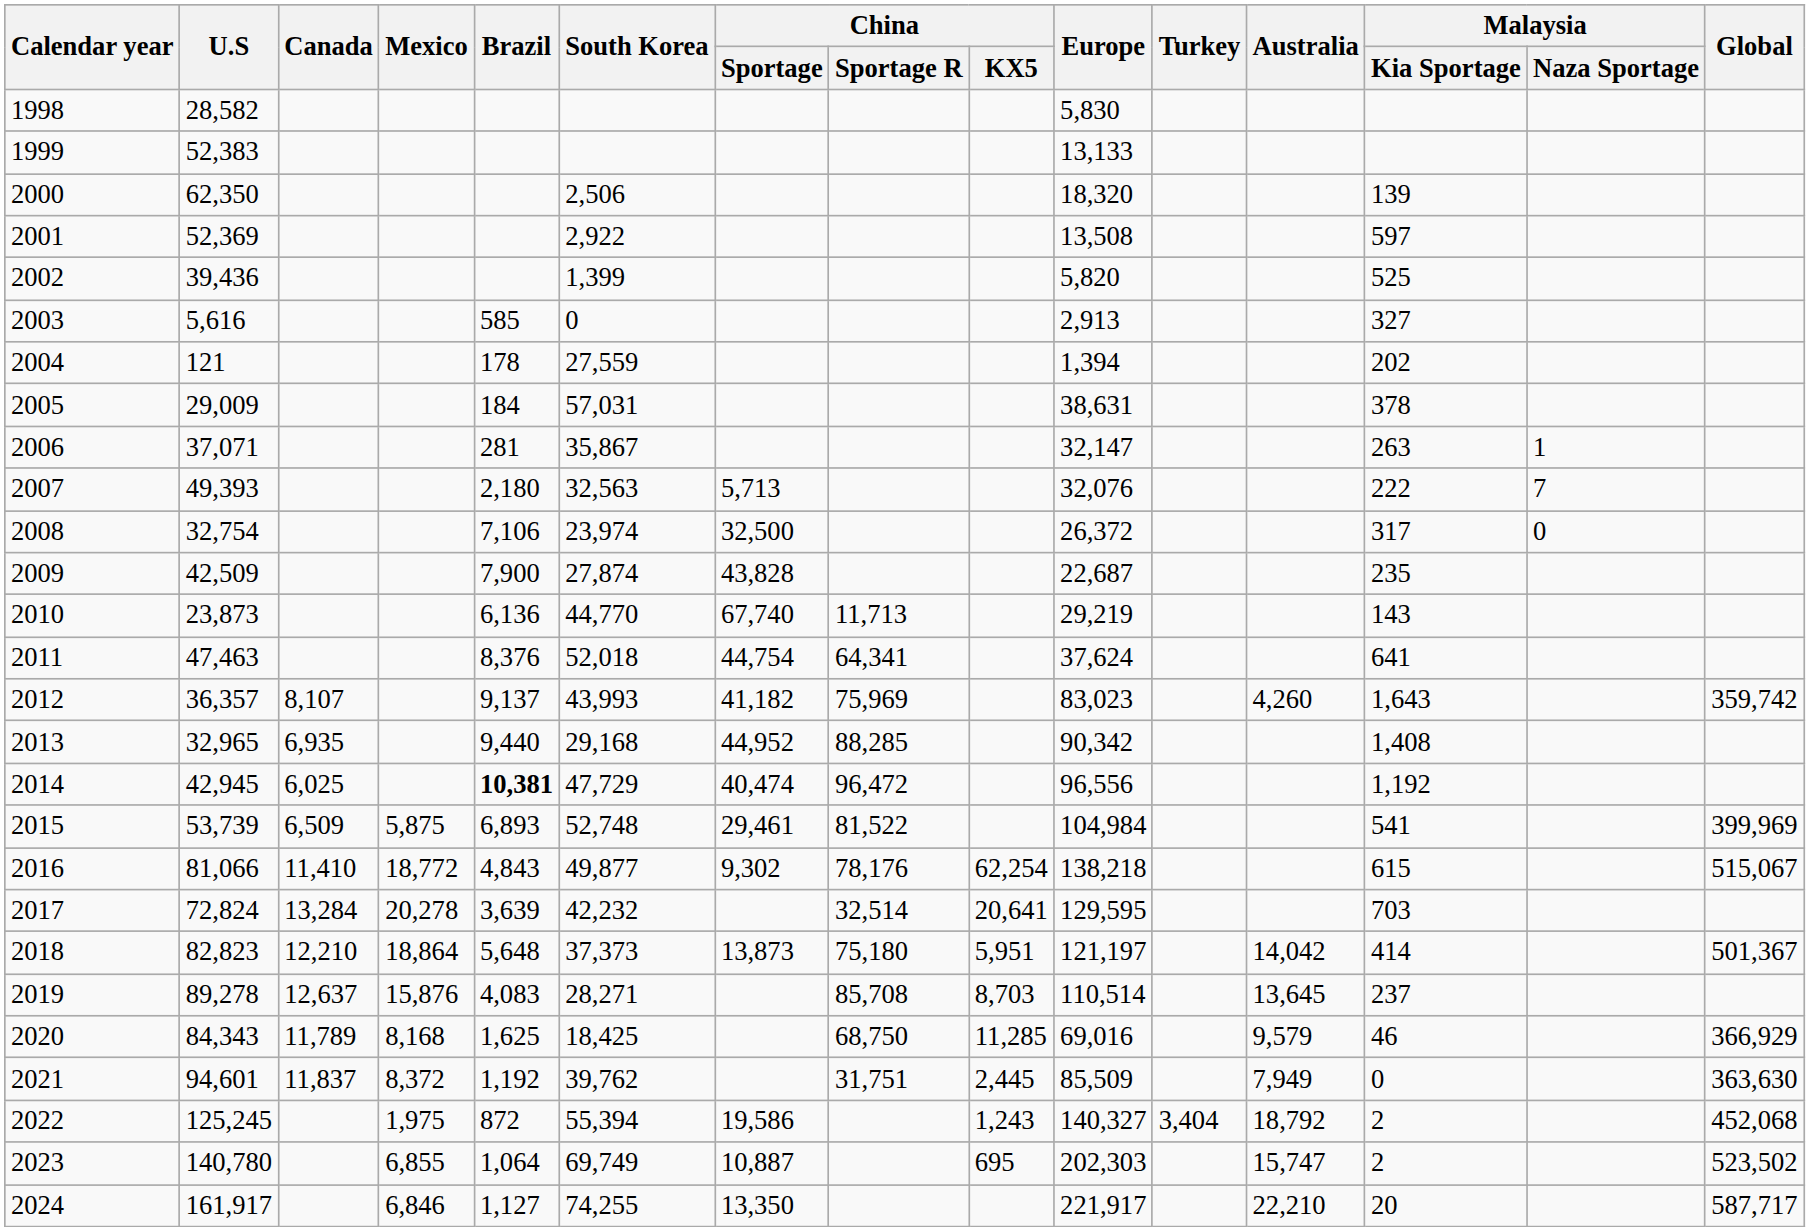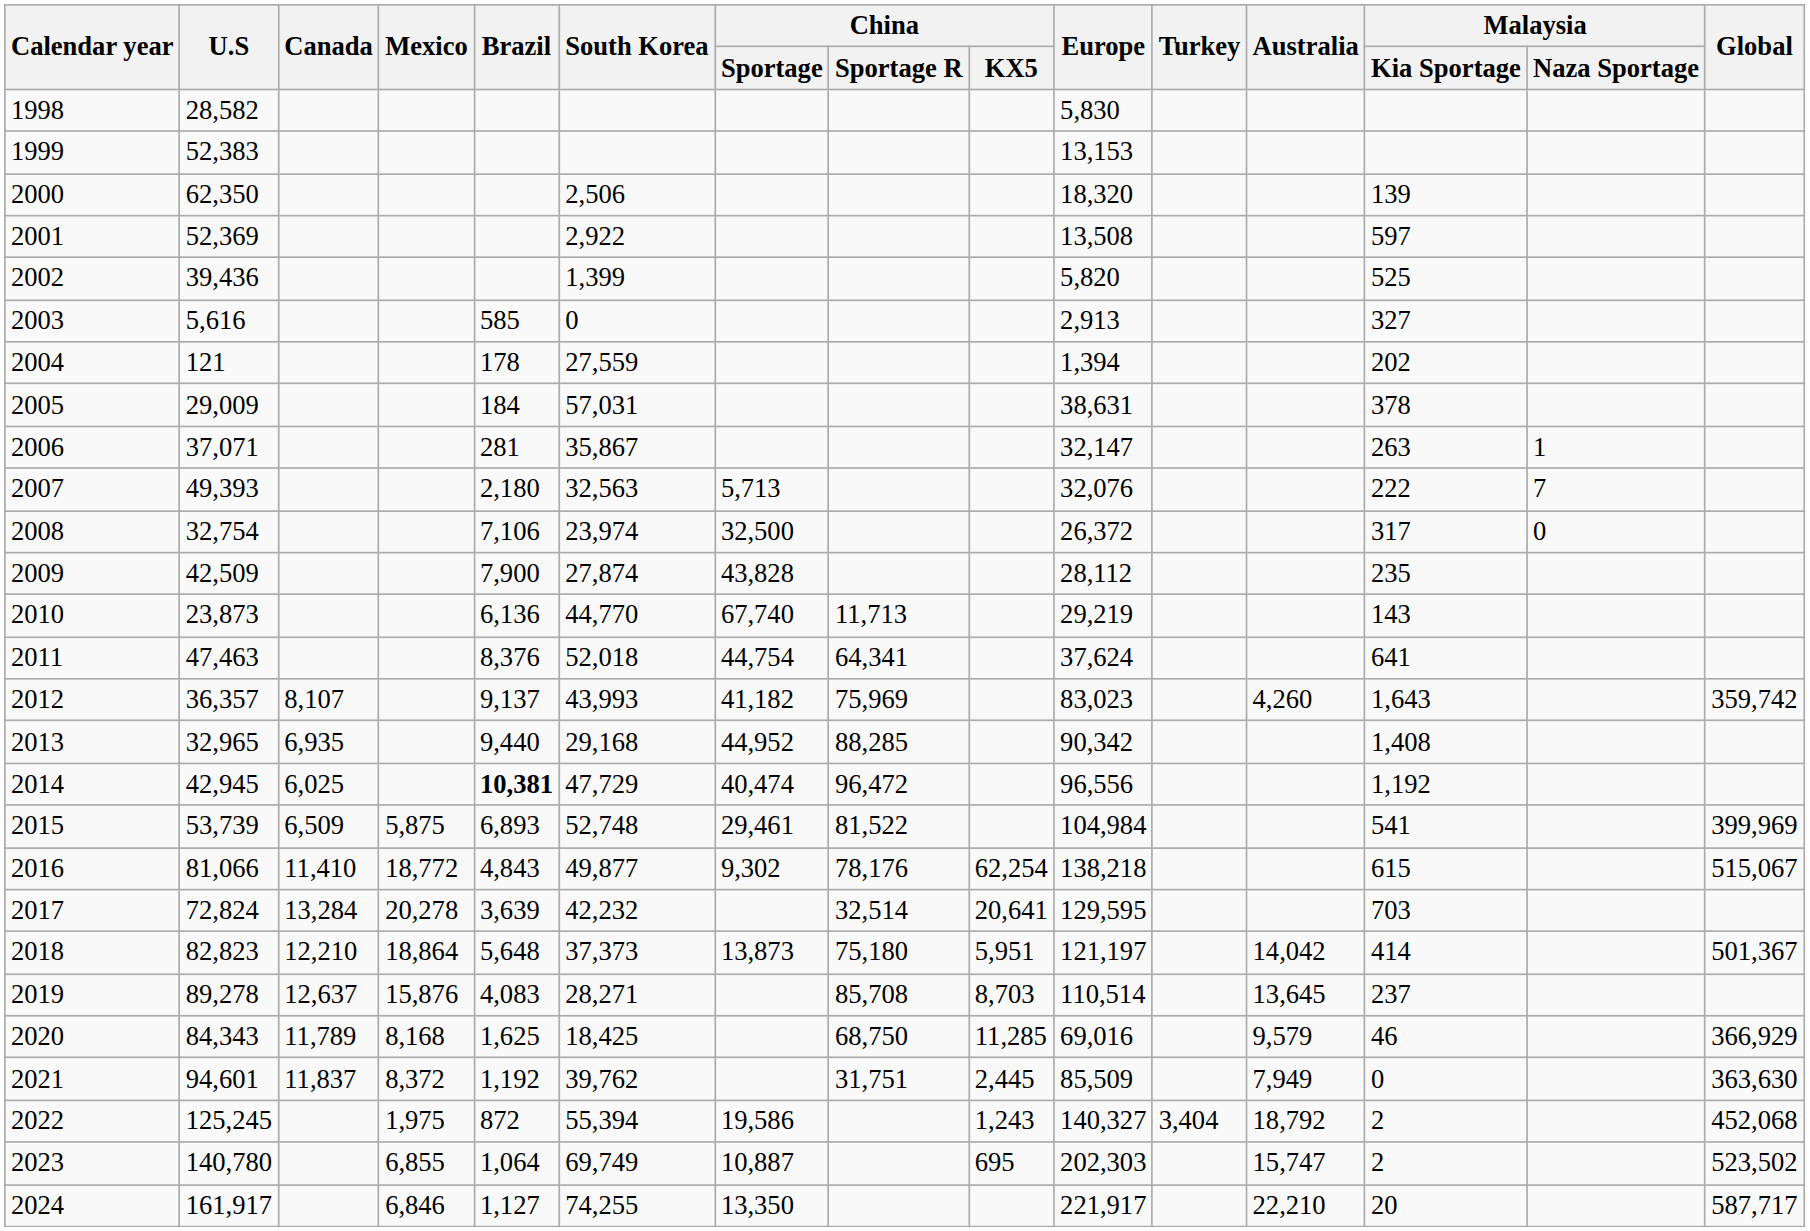(1097, 151) 13,133 -> (1097, 151) 13,153
(1097, 573) 22,687 -> (1096, 573) 28,112
